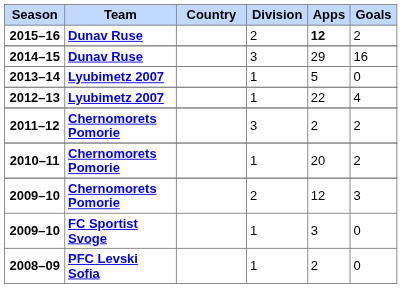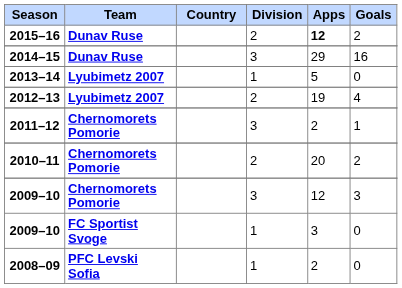(254, 98) 1 -> (254, 98) 2
(318, 98) 22 -> (318, 98) 19
(357, 125) 2 -> (357, 125) 1
(254, 161) 1 -> (254, 161) 2
(254, 196) 2 -> (254, 196) 3
